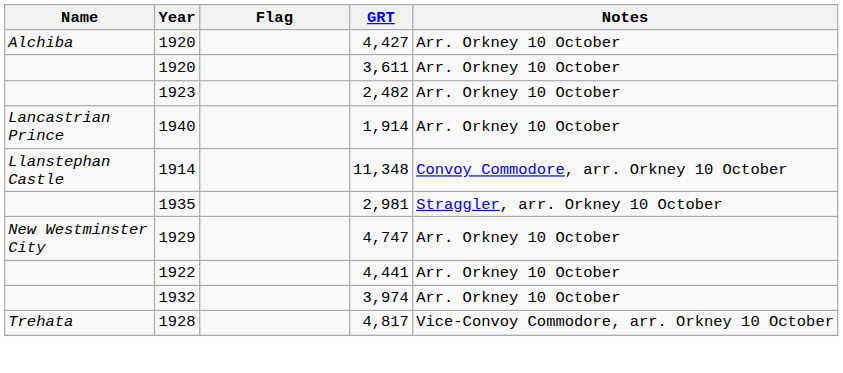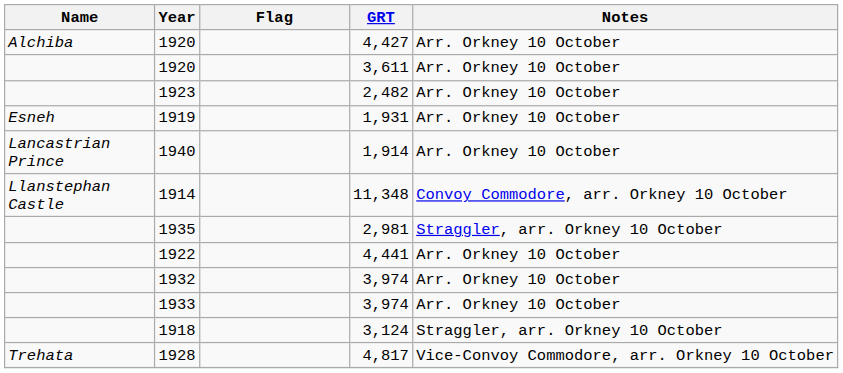+ row: (177, 118)
- row: (177, 238)
+ row: (177, 305)
+ row: (177, 330)
